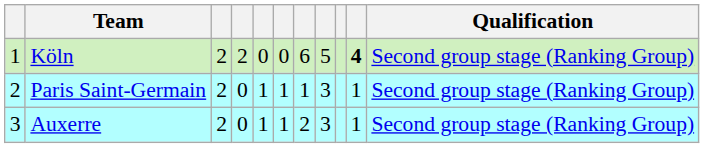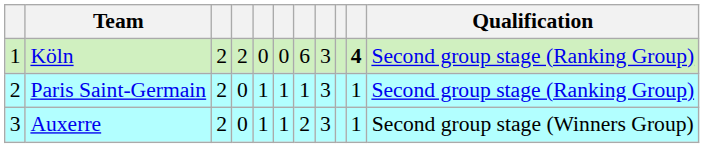(325, 55) 5 -> (325, 55) 3
(533, 124) Second group stage (Ranking Group) -> (533, 124) Second group stage (Winners Group)
